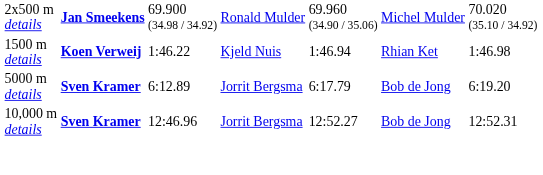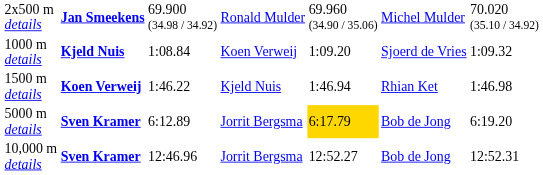+ row: (26, 52)
(330, 86) no background -> (330, 121) gold background
